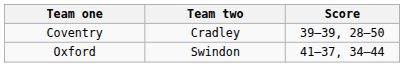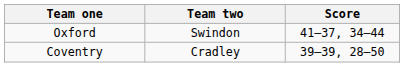rows swapped: (75, 52) <-> (75, 33)
